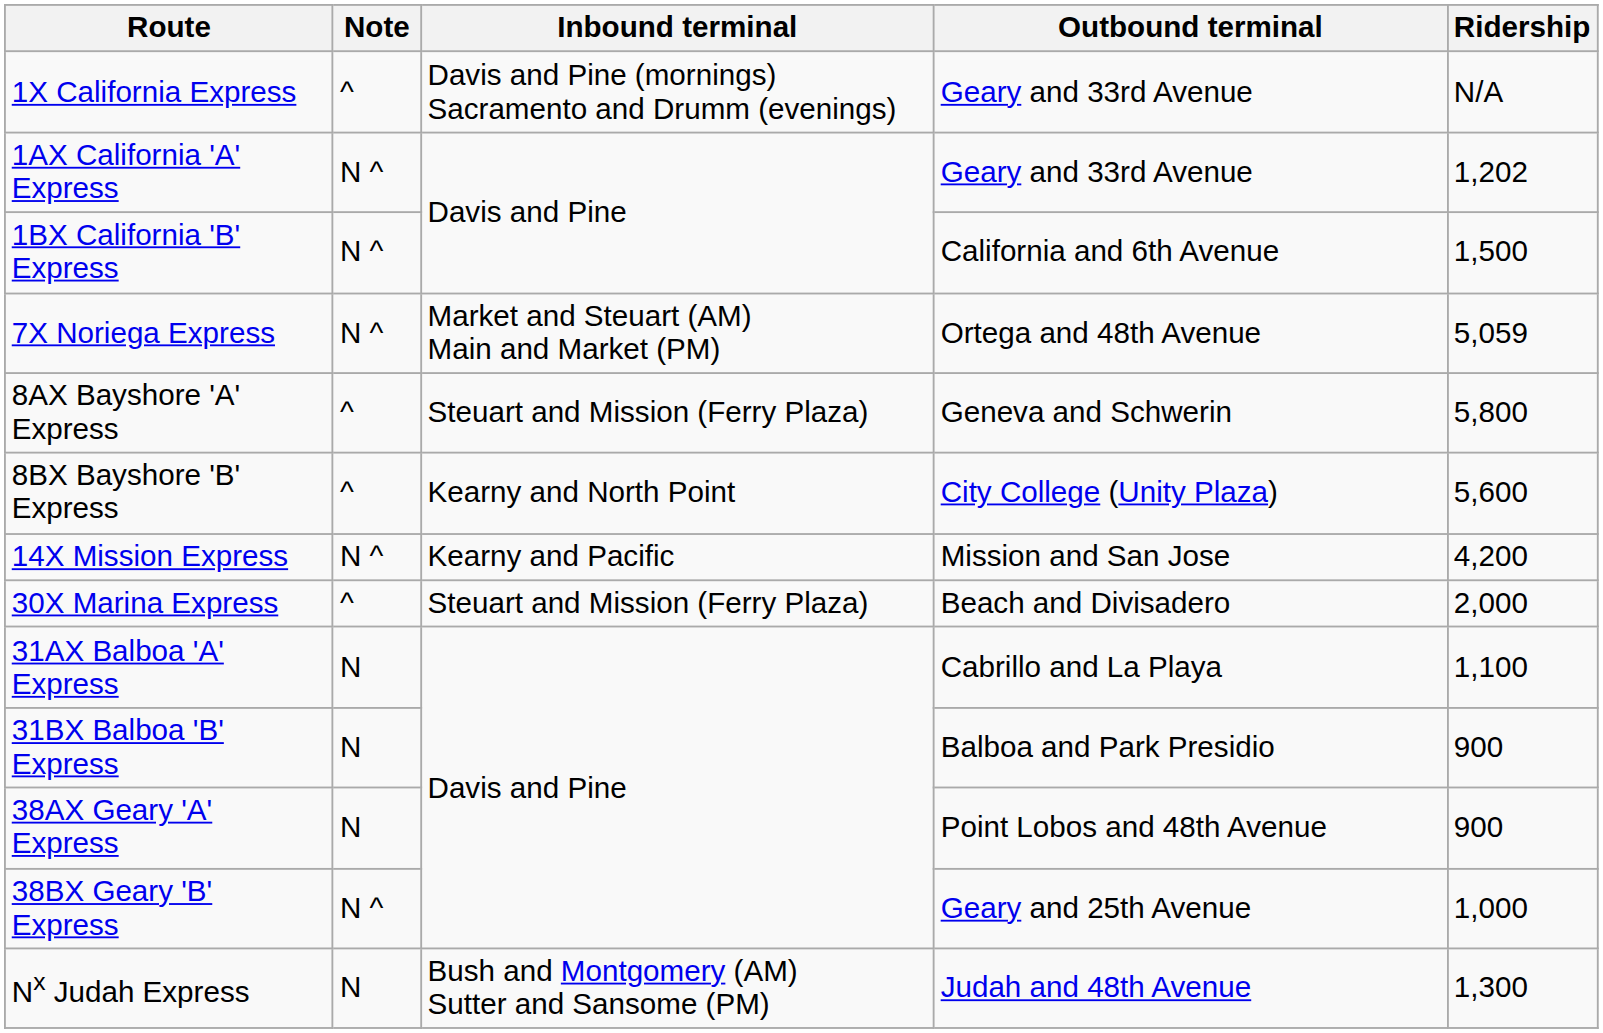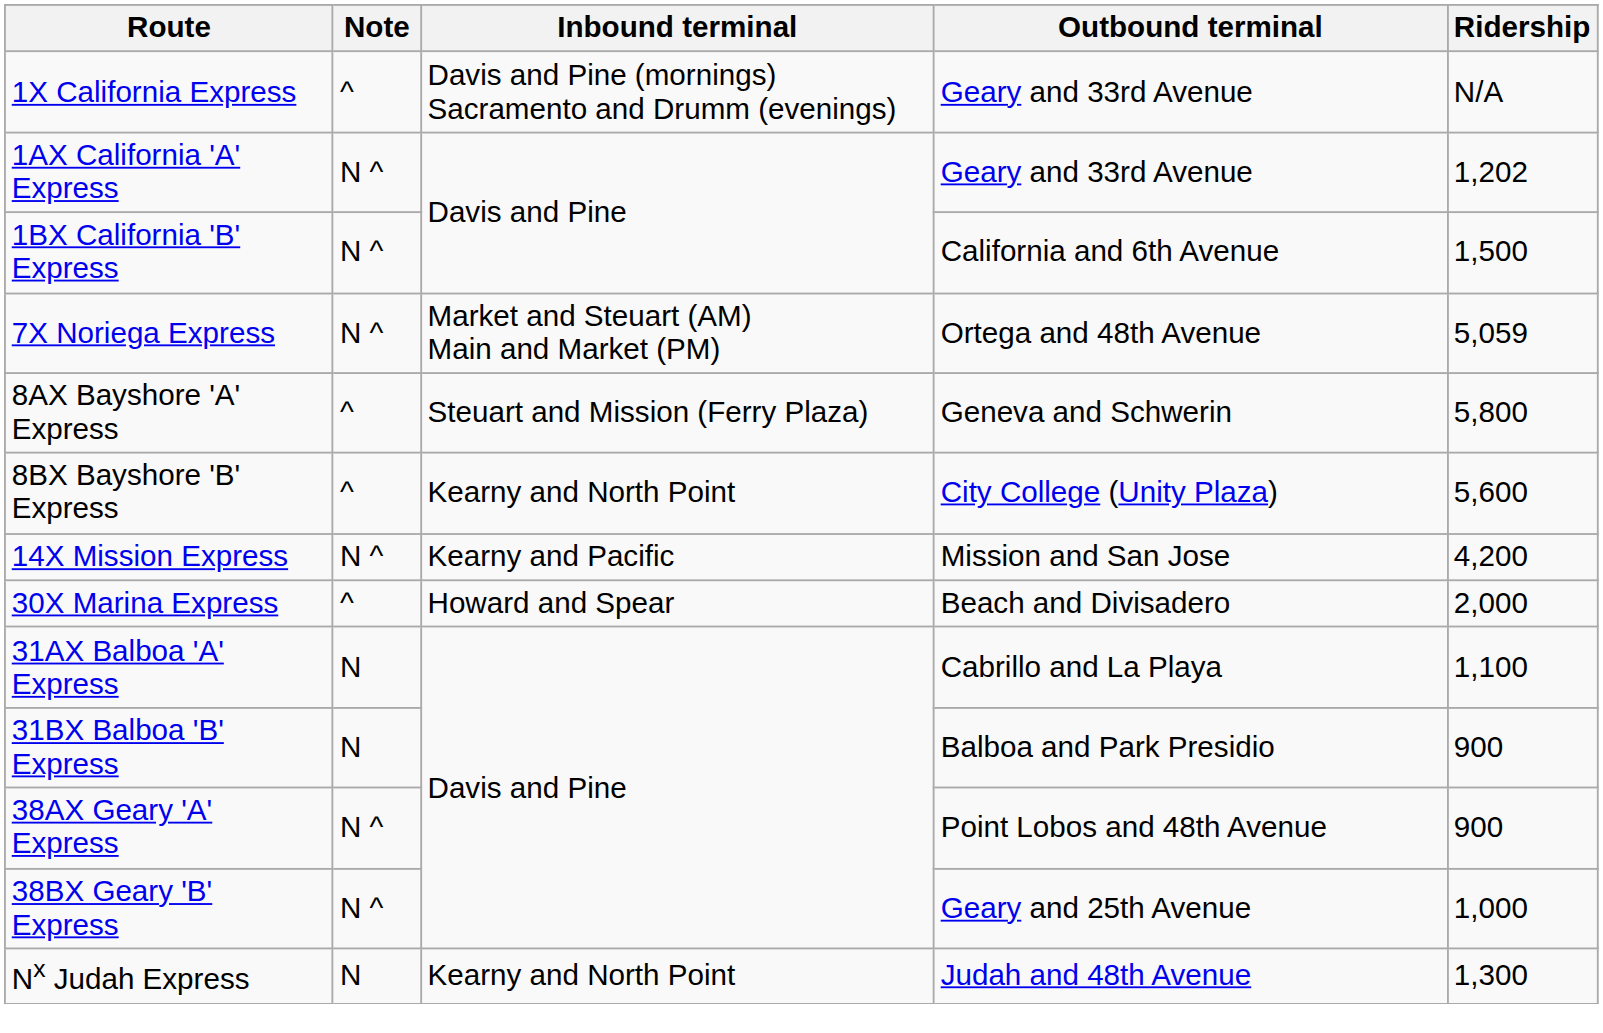(648, 603) Steuart and Mission (Ferry Plaza) -> (551, 603) Howard and Spear
(351, 827) N -> (362, 827) N ^
(613, 987) Bush and Montgomery (AM) Sutter and Sansome (PM) -> (581, 975) Kearny and North Point
